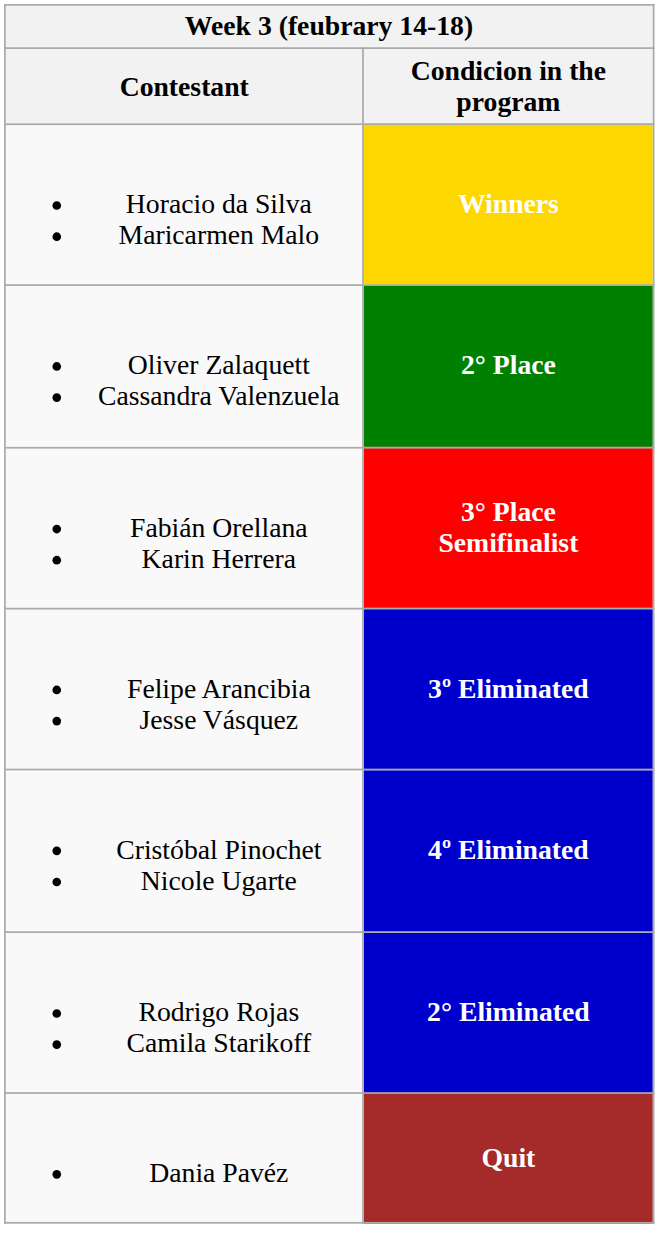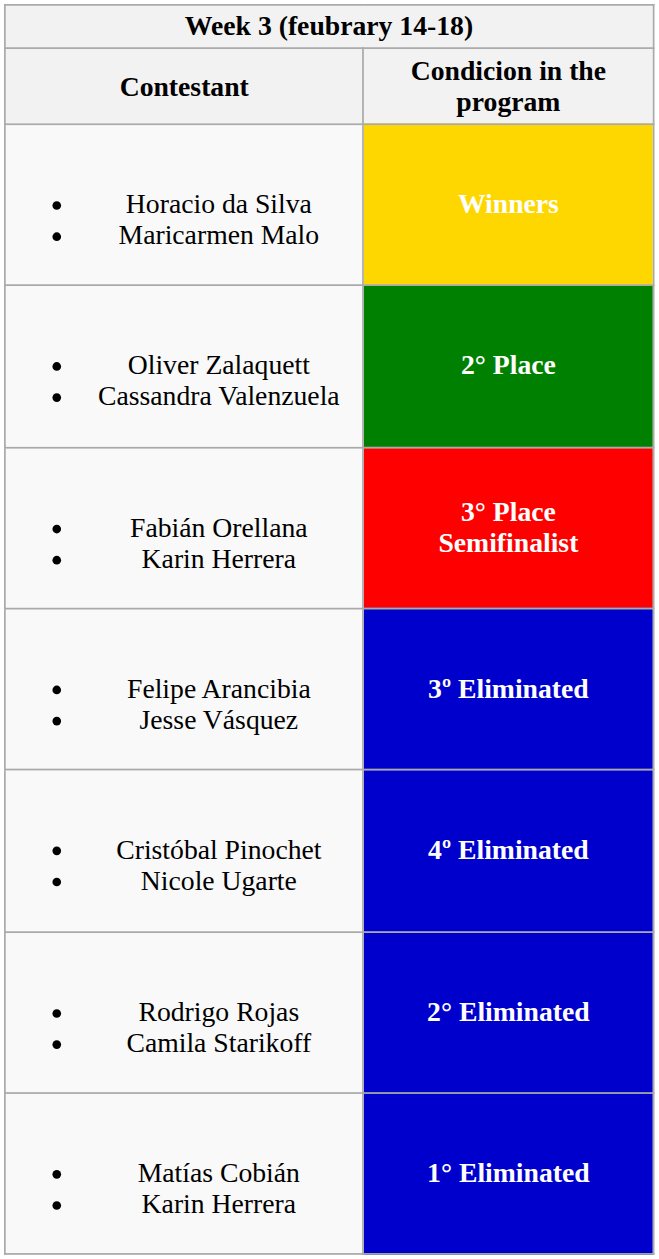+ row: (184, 1189)
- row: (184, 1174)
